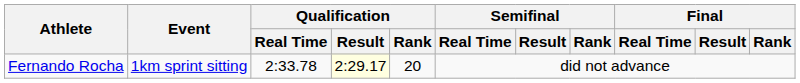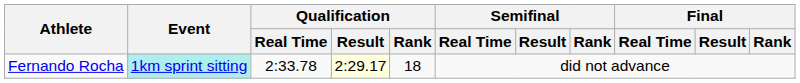(189, 66) no background -> (189, 66) paleturquoise background
(413, 66) 20 -> (413, 66) 18
